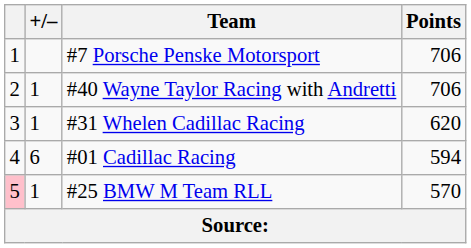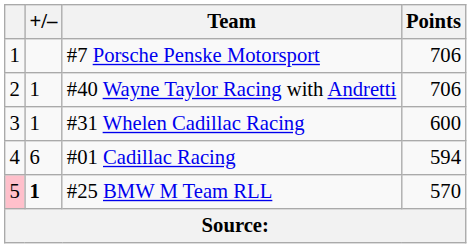(446, 123) 620 -> (446, 123) 600
(35, 192) normal -> (35, 192) bold
